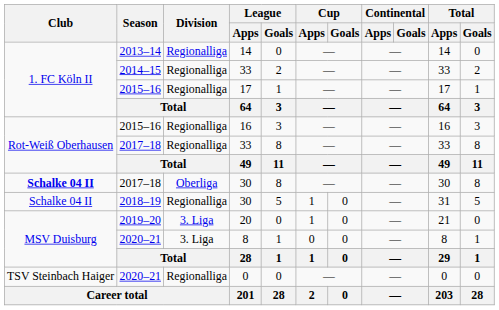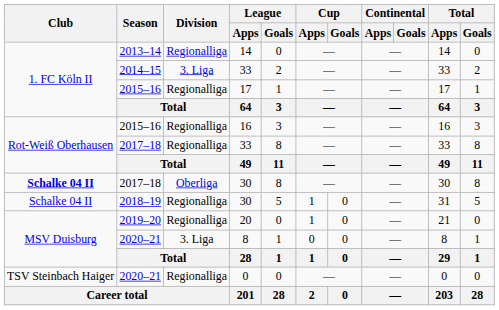(197, 70) Regionalliga -> (197, 70) 3. Liga
(197, 220) 3. Liga -> (197, 220) Regionalliga
